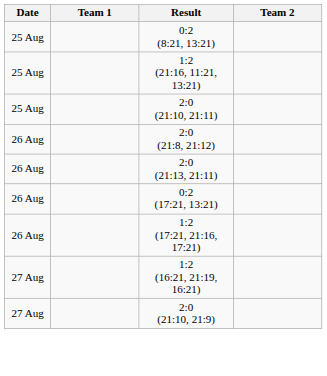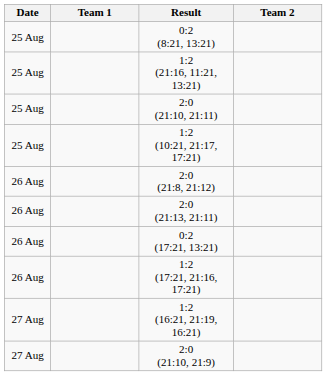+ row: (186, 145)
